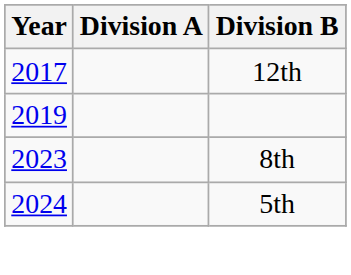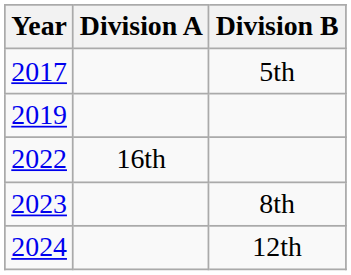(277, 70) 12th -> (277, 70) 5th
+ row: (39, 159)
(277, 203) 5th -> (277, 247) 12th
